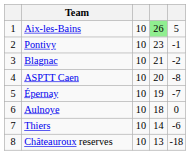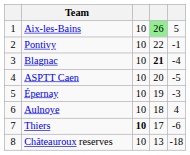(158, 45) 23 -> (158, 45) 22
(158, 61) normal -> (158, 61) bold
(176, 61) -2 -> (176, 61) -4
(176, 77) -8 -> (176, 77) -5
(176, 93) -7 -> (176, 93) -3
(176, 110) 0 -> (176, 110) 4
(141, 126) normal -> (141, 126) bold
(158, 126) 14 -> (158, 126) 17
